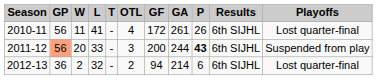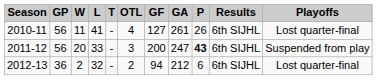(156, 30) 172 -> (156, 30) 127
(60, 48) lightsalmon background -> (60, 48) no background
(180, 48) 244 -> (180, 48) 247
(180, 65) 214 -> (180, 65) 212
